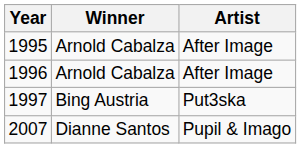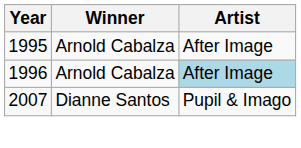(228, 73) no background -> (228, 73) lightblue background
- row: (28, 101)
